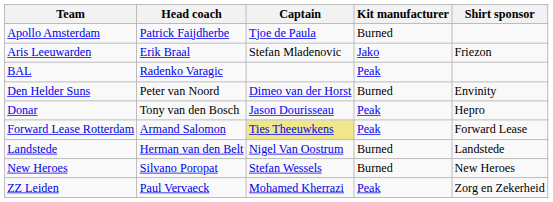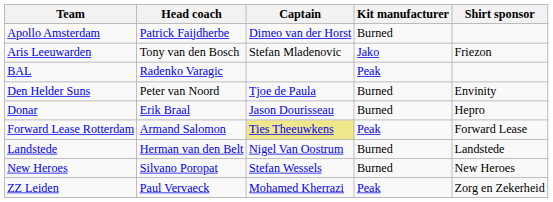(282, 33) Tjoe de Paula -> (300, 33) Dimeo van der Horst
(165, 52) Erik Braal -> (189, 52) Tony van den Bosch
(300, 91) Dimeo van der Horst -> (282, 91) Tjoe de Paula
(189, 110) Tony van den Bosch -> (165, 110) Erik Braal
(369, 110) Peak -> (375, 110) Burned
